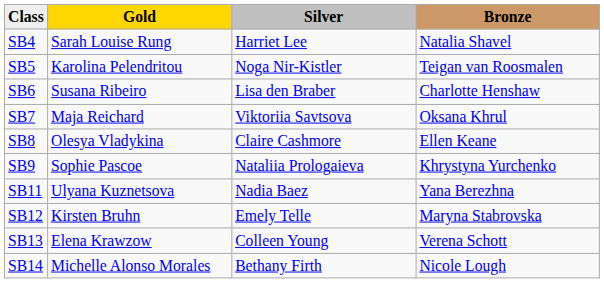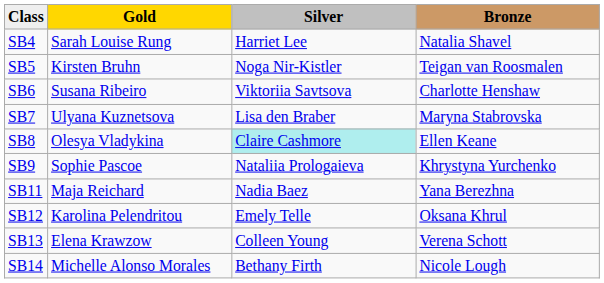(117, 66) Karolina Pelendritou -> (96, 66) Kirsten Bruhn
(285, 91) Lisa den Braber -> (293, 91) Viktoriia Savtsova
(97, 116) Maja Reichard -> (113, 116) Ulyana Kuznetsova
(293, 116) Viktoriia Savtsova -> (285, 116) Lisa den Braber
(463, 116) Oksana Khrul -> (481, 116) Maryna Stabrovska
(288, 141) no background -> (288, 141) paleturquoise background
(113, 191) Ulyana Kuznetsova -> (97, 191) Maja Reichard
(96, 215) Kirsten Bruhn -> (117, 215) Karolina Pelendritou
(481, 215) Maryna Stabrovska -> (463, 215) Oksana Khrul
